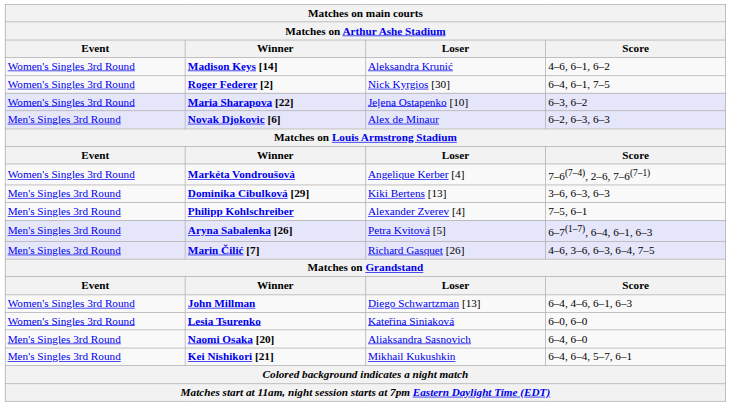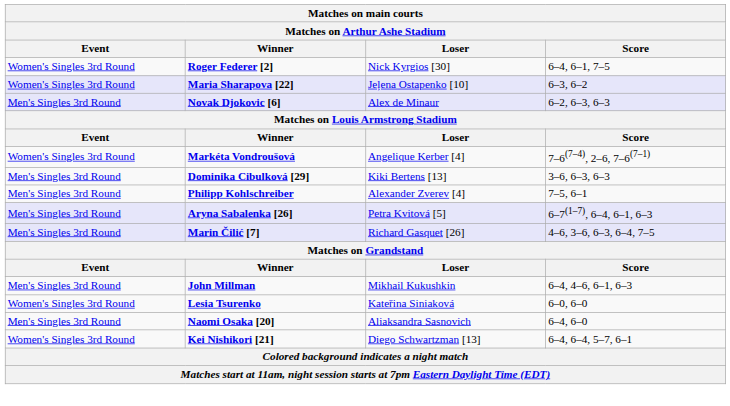- row: (233, 66)
(71, 303) Women's Singles 3rd Round -> (64, 285) Men's Singles 3rd Round
(424, 303) Diego Schwartzman [13] -> (412, 285) Mikhail Kukushkin
(64, 356) Men's Singles 3rd Round -> (71, 339) Women's Singles 3rd Round
(412, 356) Mikhail Kukushkin -> (424, 339) Diego Schwartzman [13]
